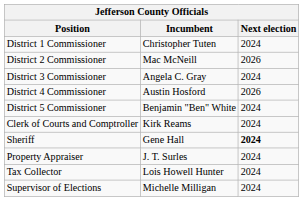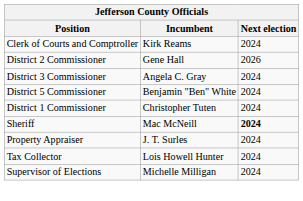rows swapped: (56, 44) <-> (72, 124)
(170, 60) Mac McNeill -> (163, 60) Gene Hall
- row: (56, 92)
(163, 140) Gene Hall -> (170, 124) Mac McNeill
